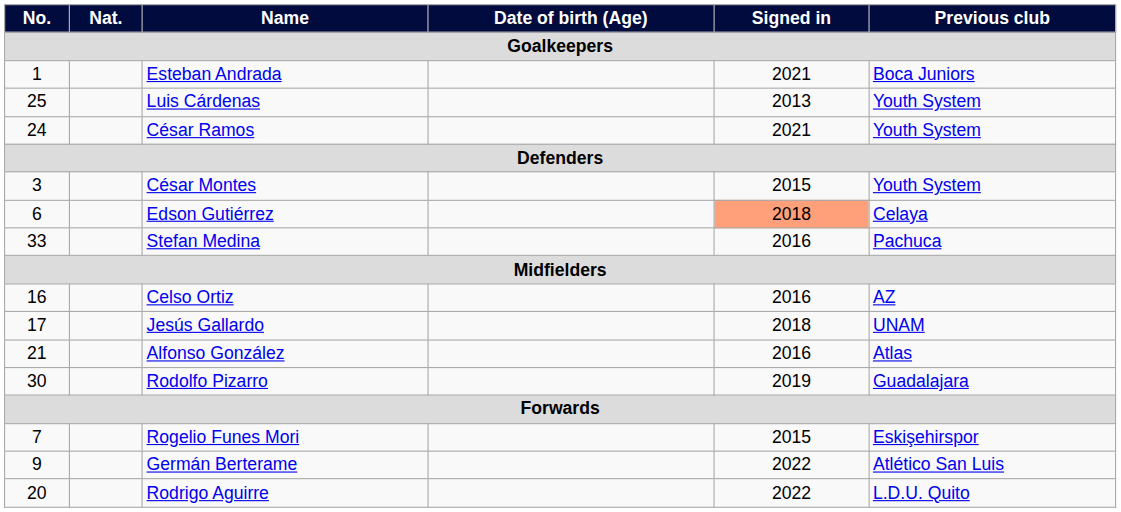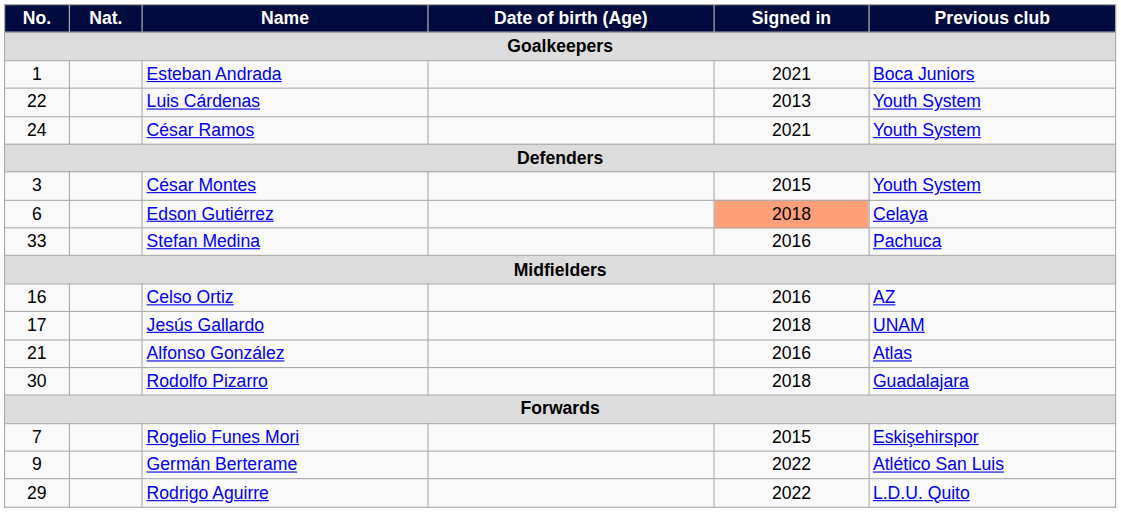(37, 102) 25 -> (37, 102) 22
(791, 381) 2019 -> (791, 381) 2018
(37, 492) 20 -> (37, 492) 29
